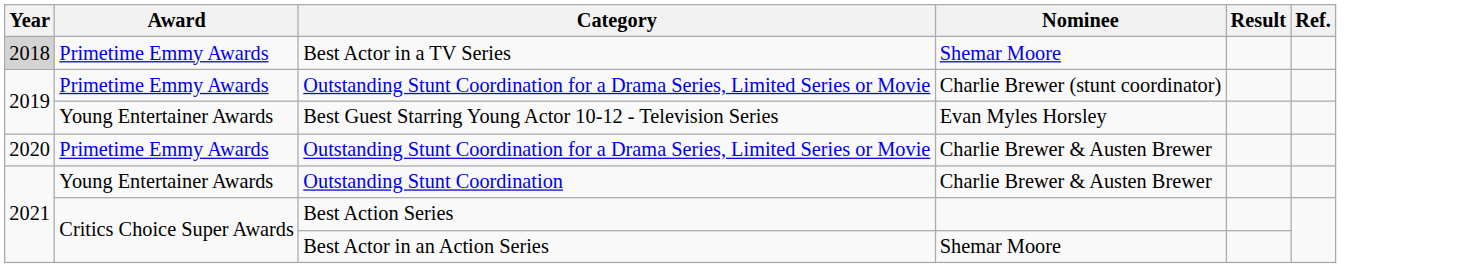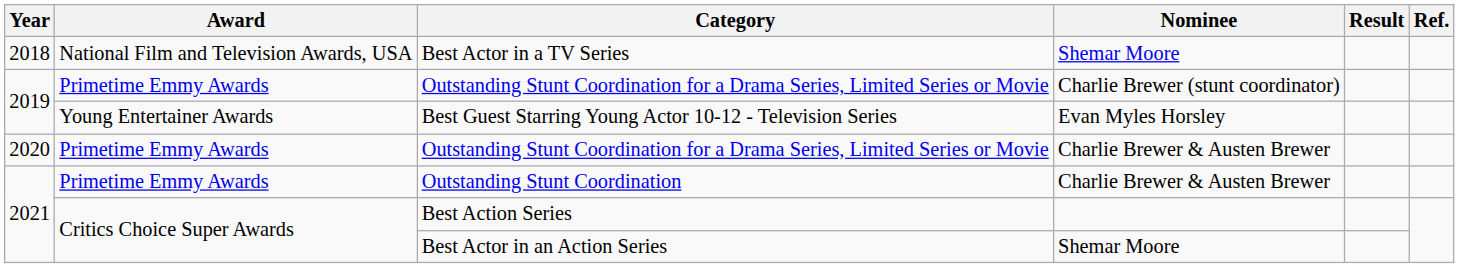(30, 52) lightgrey background -> (30, 52) no background
(164, 52) Primetime Emmy Awards -> (236, 52) National Film and Television Awards, USA
(166, 181) Young Entertainer Awards -> (164, 181) Primetime Emmy Awards
